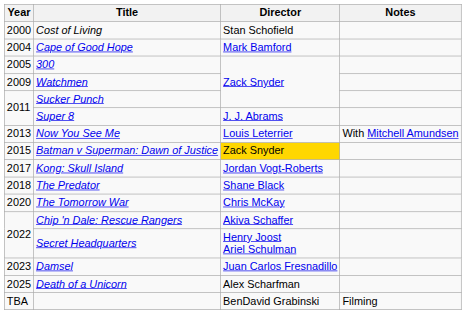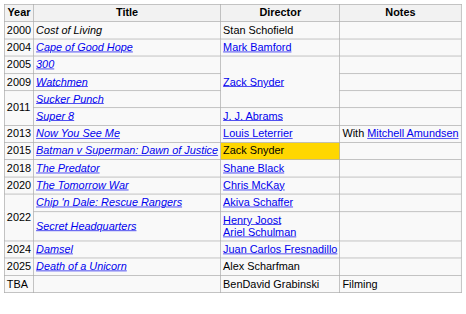- row: (80, 168)
(19, 266) 2023 -> (19, 249) 2024
